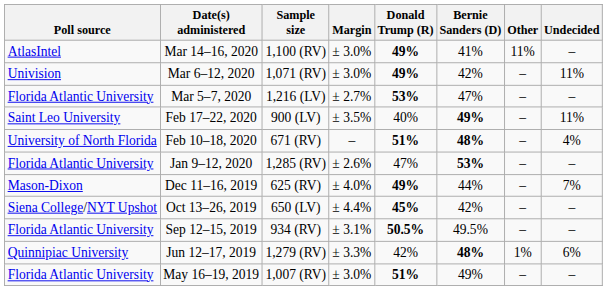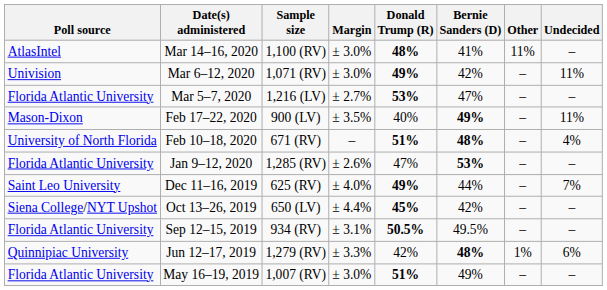(406, 51) 49% -> (406, 51) 48%
(64, 118) Saint Leo University -> (45, 118) Mason-Dixon
(45, 185) Mason-Dixon -> (64, 185) Saint Leo University
